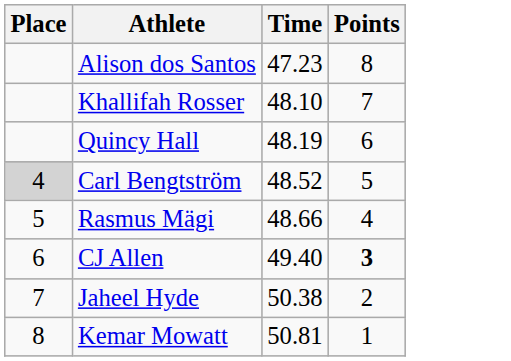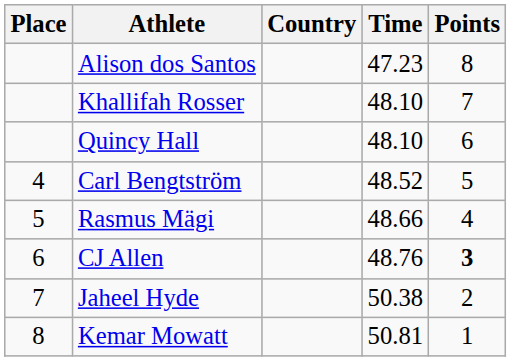+ column: (312, 24)
(295, 141) 48.19 -> (395, 141) 48.10
(38, 180) lightgrey background -> (38, 180) no background
(295, 258) 49.40 -> (395, 258) 48.76
